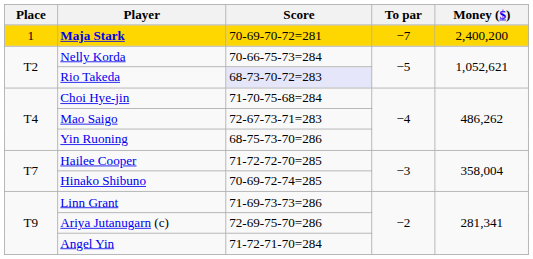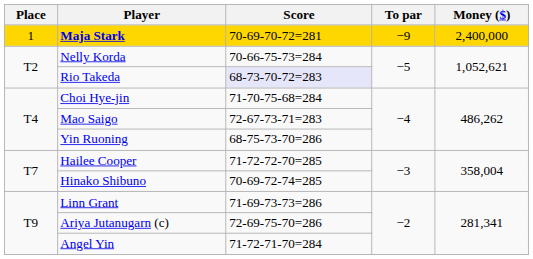(403, 35) −7 -> (403, 35) −9
(482, 35) 2,400,200 -> (482, 35) 2,400,000
